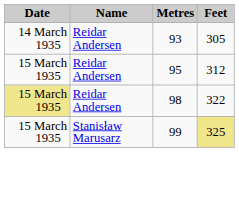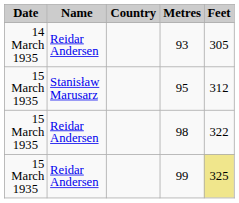+ column: (133, 13)
(97, 69) Reidar Andersen -> (75, 88) Stanisław Marusarz
(43, 100) khaki background -> (28, 132) no background
(97, 131) Stanisław Marusarz -> (74, 176) Reidar Andersen
